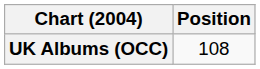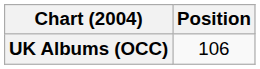(214, 49) 108 -> (214, 49) 106
